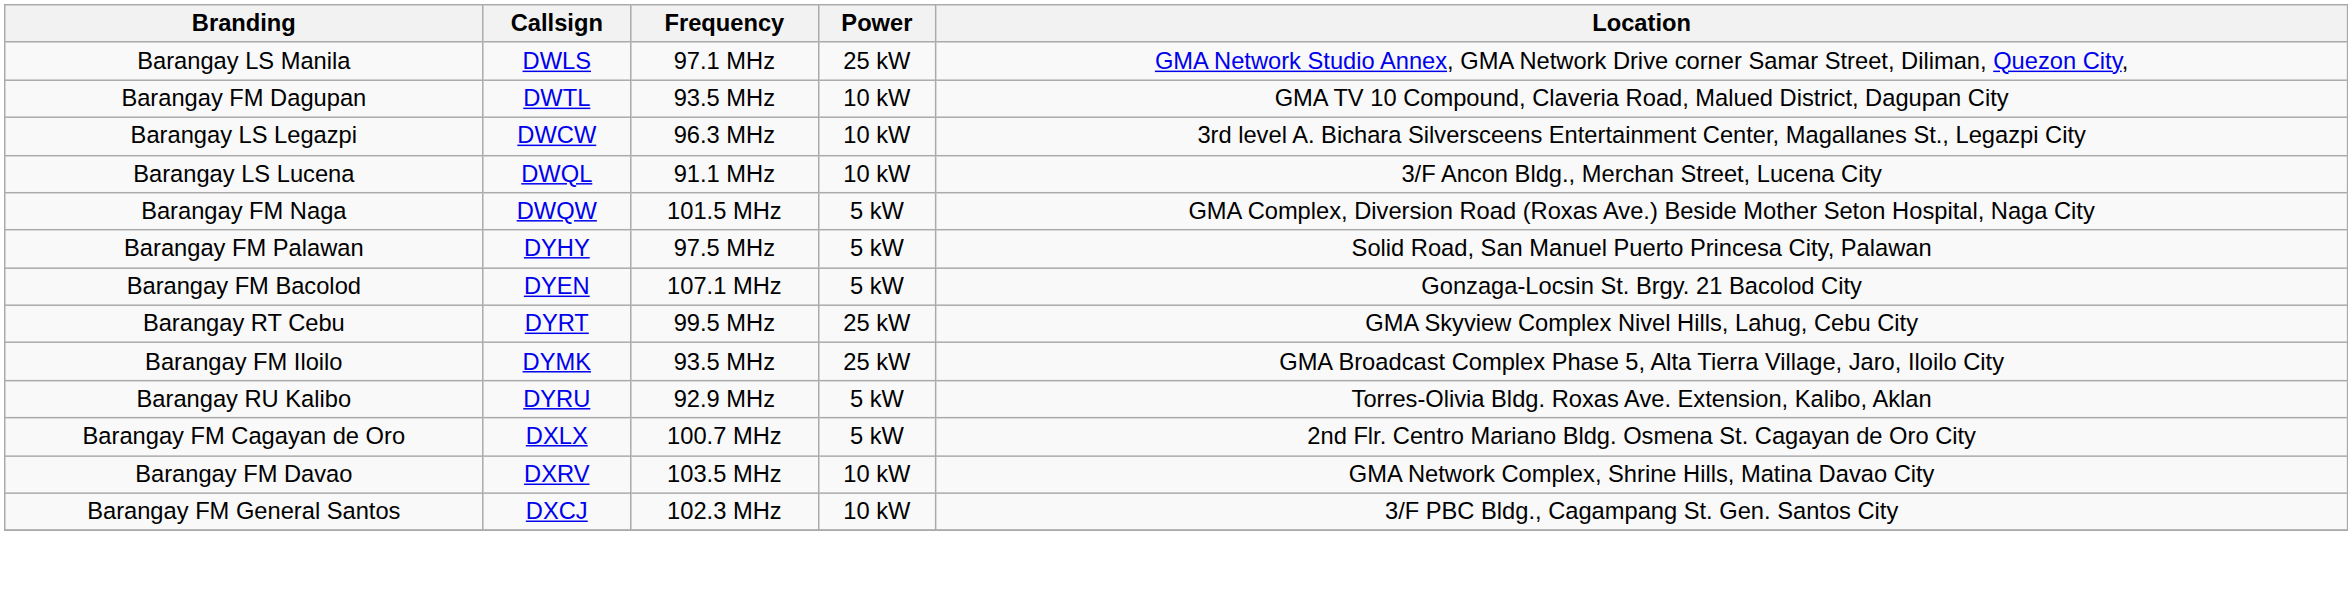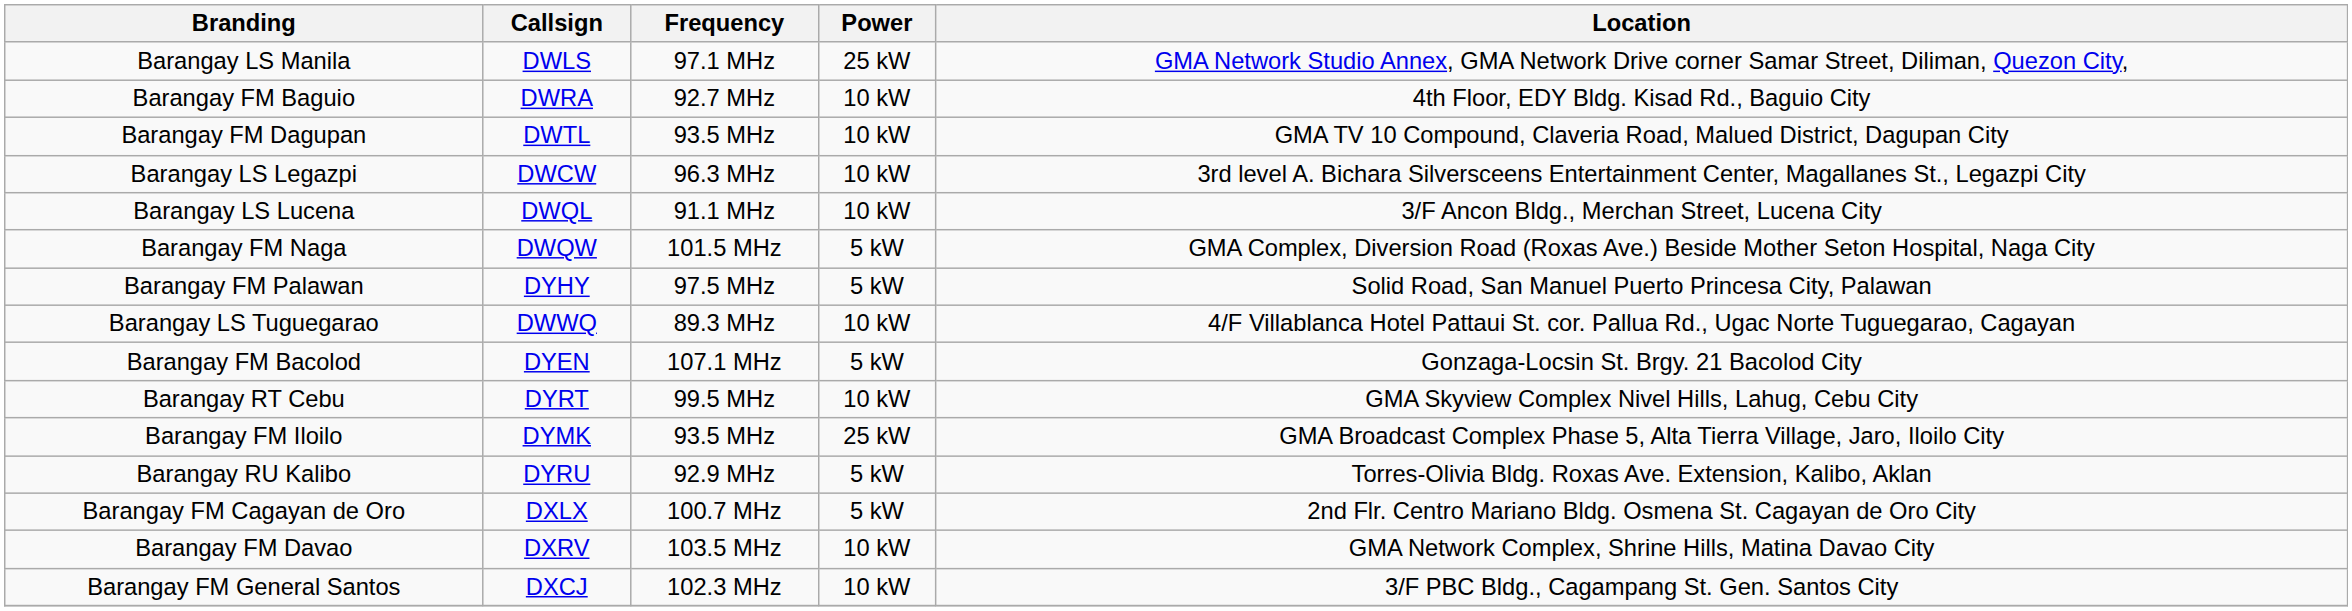+ row: (244, 98)
+ row: (244, 323)
(877, 323) 25 kW -> (877, 398) 10 kW
